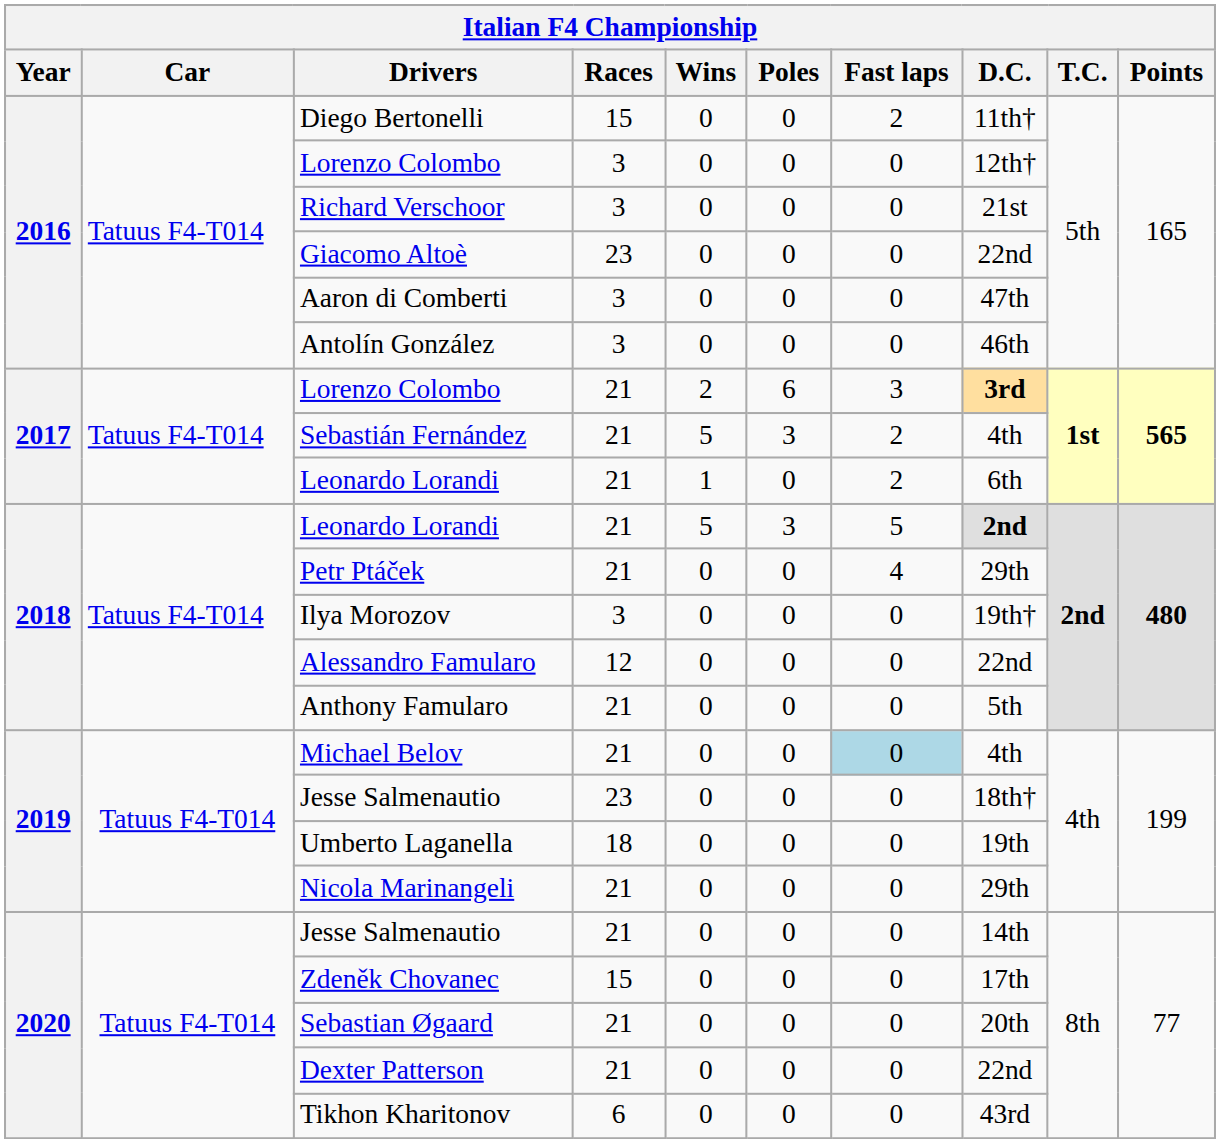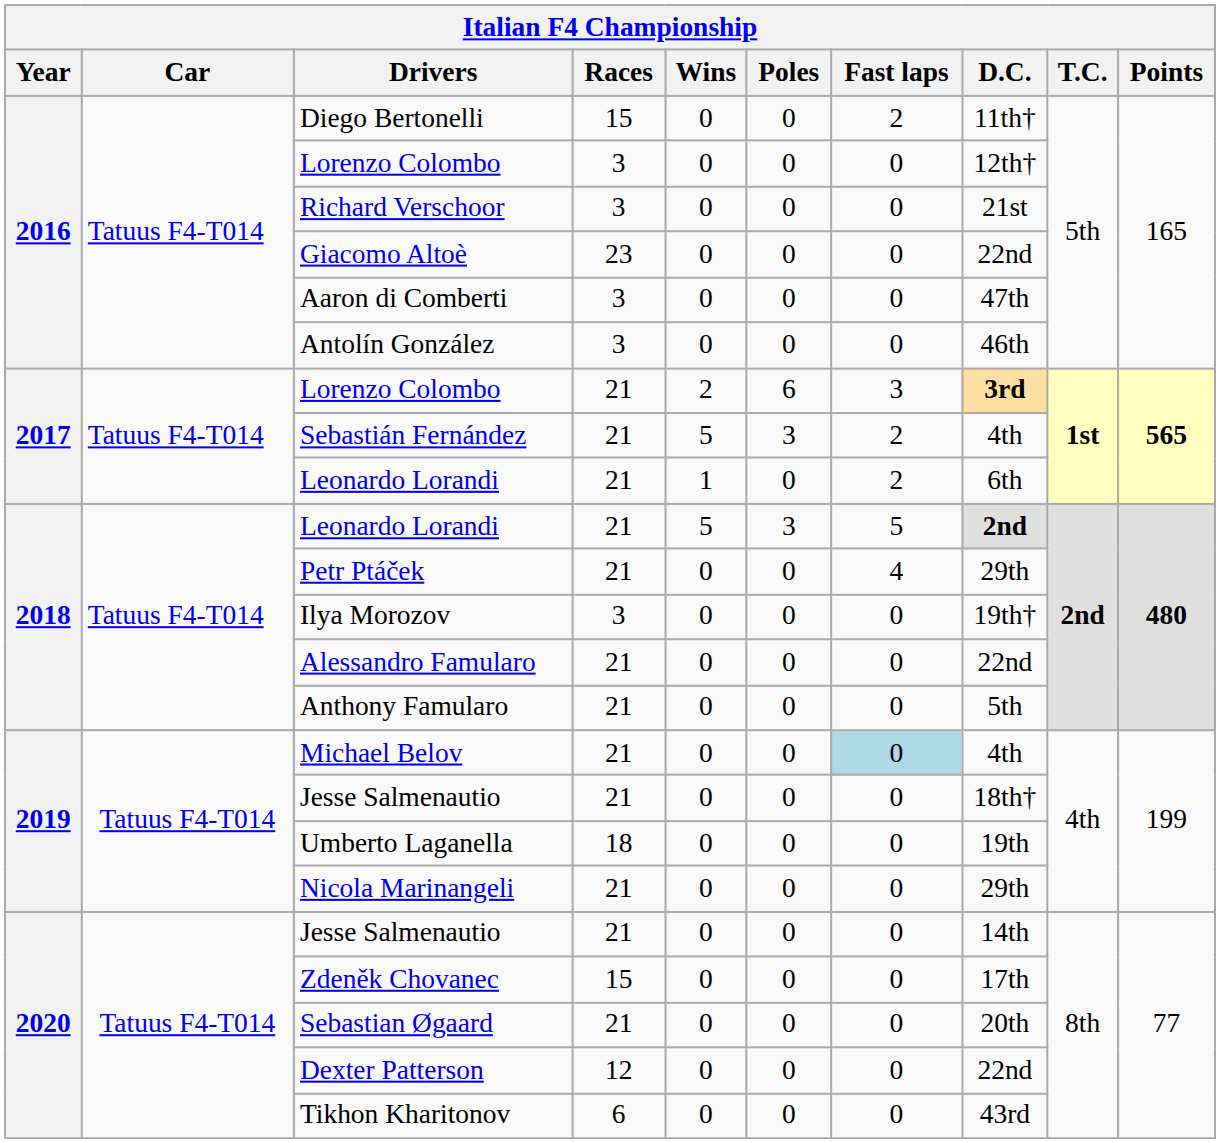(619, 661) 12 -> (619, 661) 21
(619, 797) 23 -> (619, 797) 21
(619, 1069) 21 -> (619, 1069) 12
